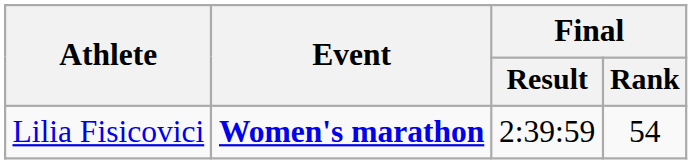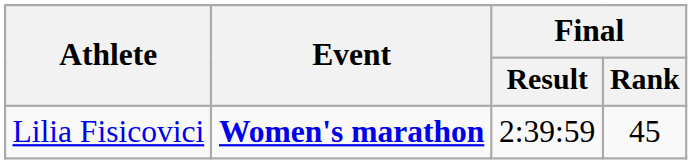(645, 132) 54 -> (645, 132) 45
